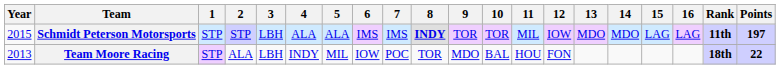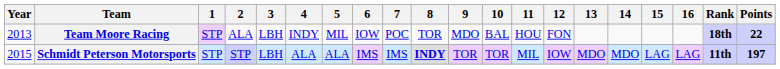rows swapped: (117, 54) <-> (117, 34)
